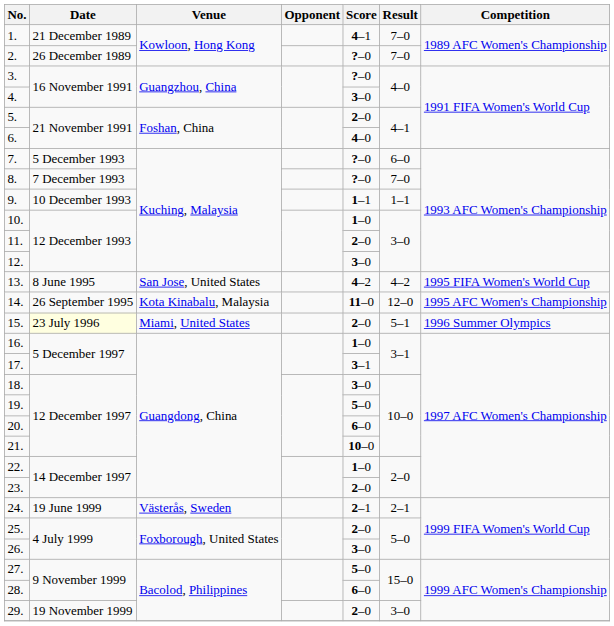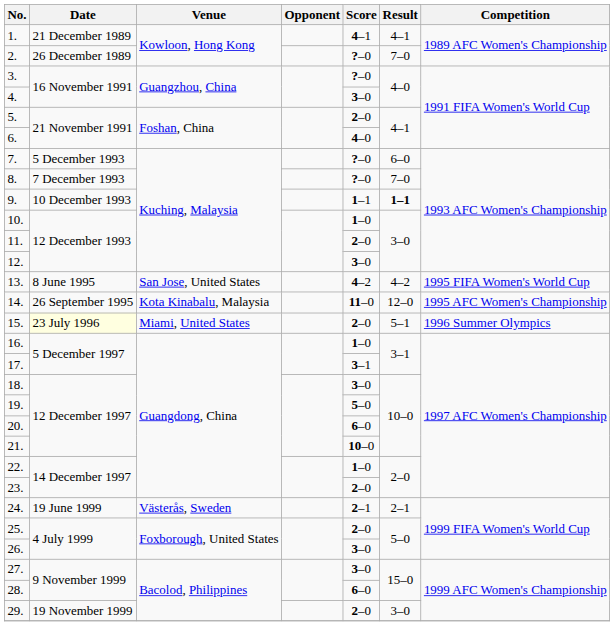(400, 35) 7–0 -> (400, 35) 4–1
(400, 199) normal -> (400, 199) bold
(361, 569) 5–0 -> (361, 569) 3–0
